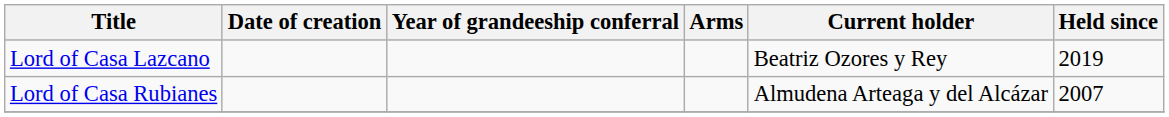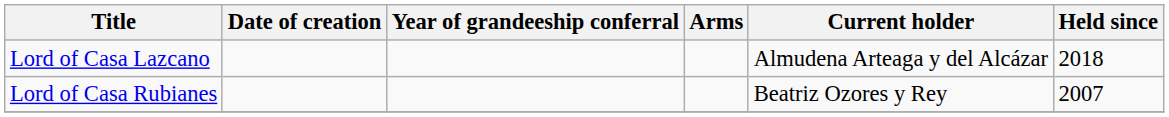(850, 58) Beatriz Ozores y Rey -> (901, 58) Almudena Arteaga y del Alcázar
(1081, 58) 2019 -> (1081, 58) 2018
(901, 93) Almudena Arteaga y del Alcázar -> (850, 93) Beatriz Ozores y Rey
